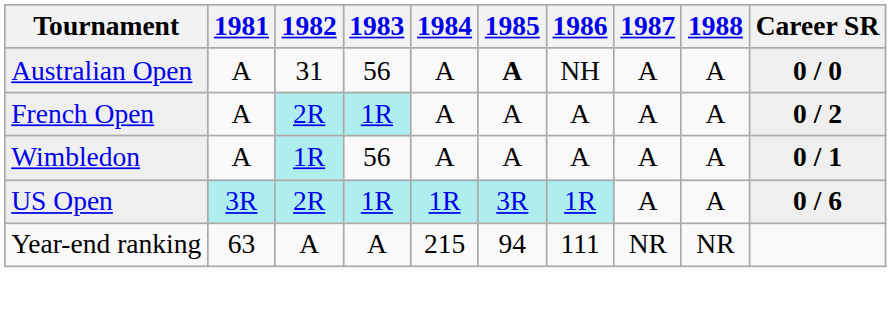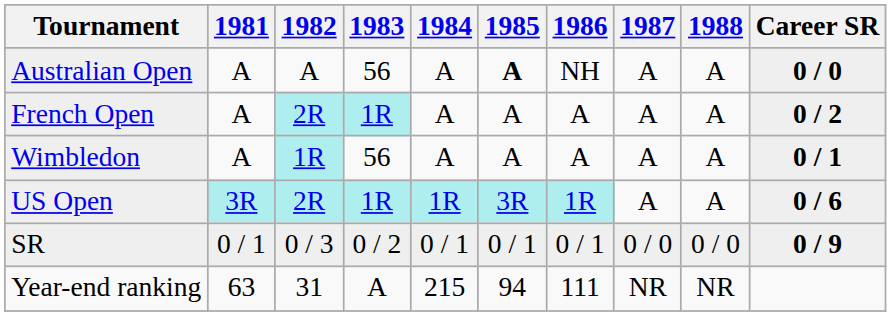(309, 69) 31 -> (309, 69) A
+ row: (28, 244)
(309, 244) A -> (309, 288) 31
